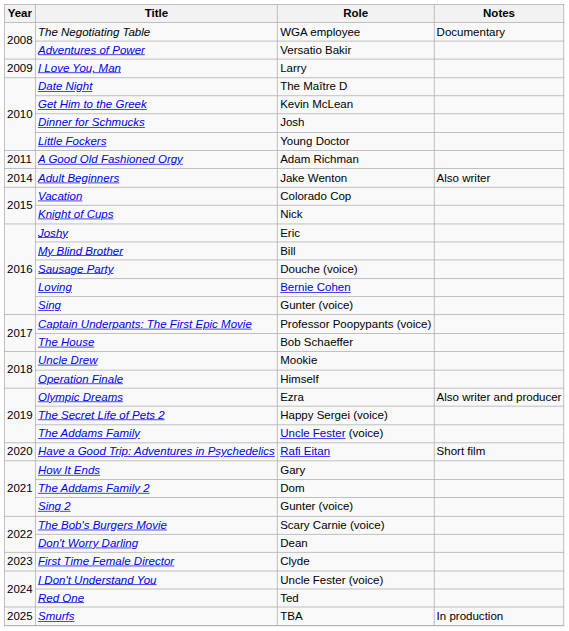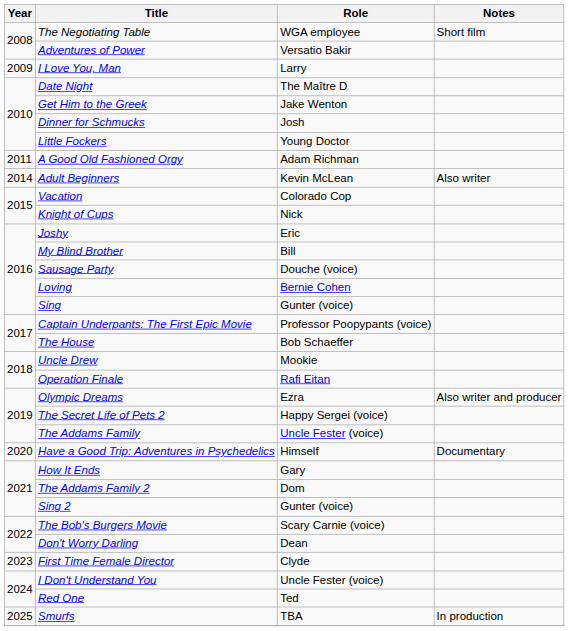(471, 31) Documentary -> (461, 31) Short film
(317, 104) Kevin McLean -> (314, 104) Jake Wenton
(314, 178) Jake Wenton -> (317, 178) Kevin McLean
(299, 379) Himself -> (305, 379) Rafi Eitan
(305, 452) Rafi Eitan -> (299, 452) Himself
(461, 452) Short film -> (471, 452) Documentary
